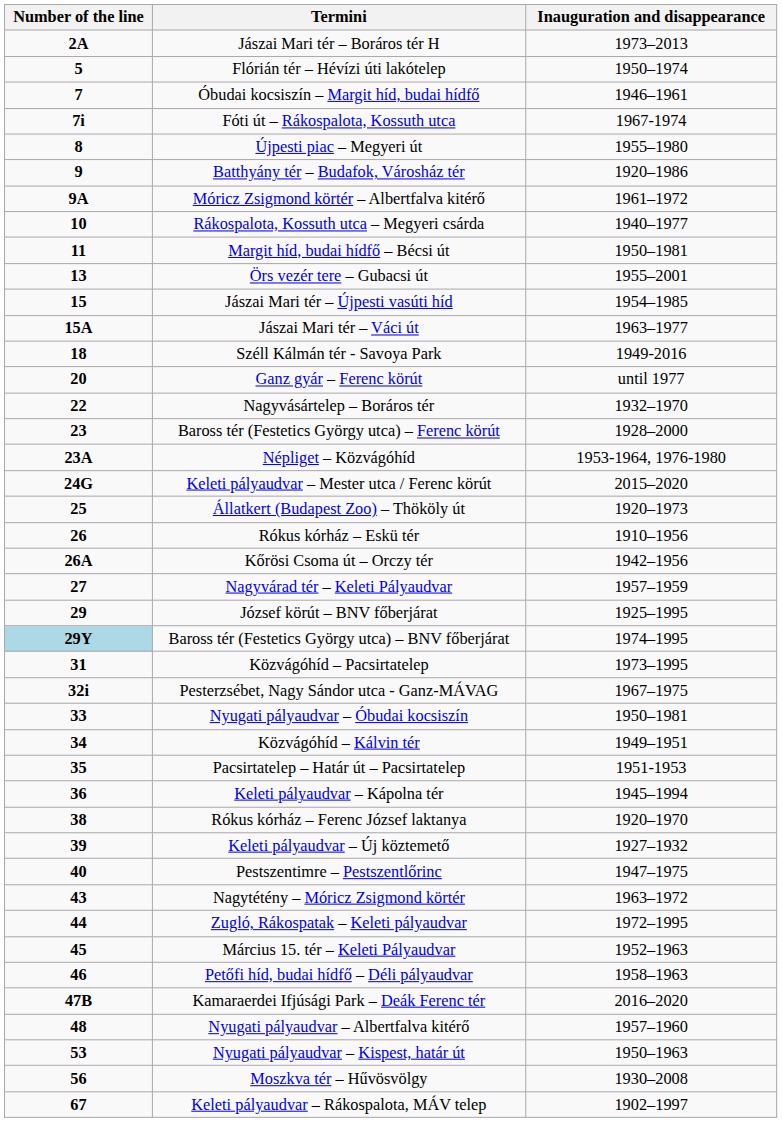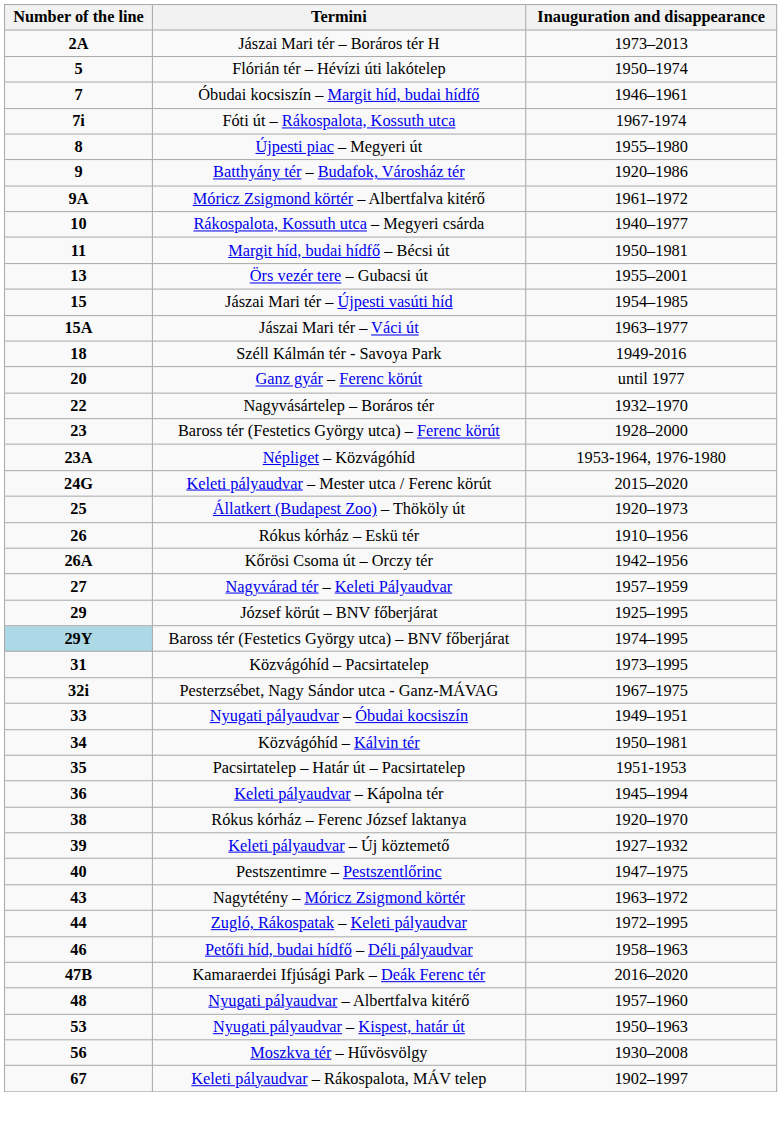(651, 716) 1950–1981 -> (651, 716) 1949–1951
(651, 742) 1949–1951 -> (651, 742) 1950–1981
- row: (339, 949)
